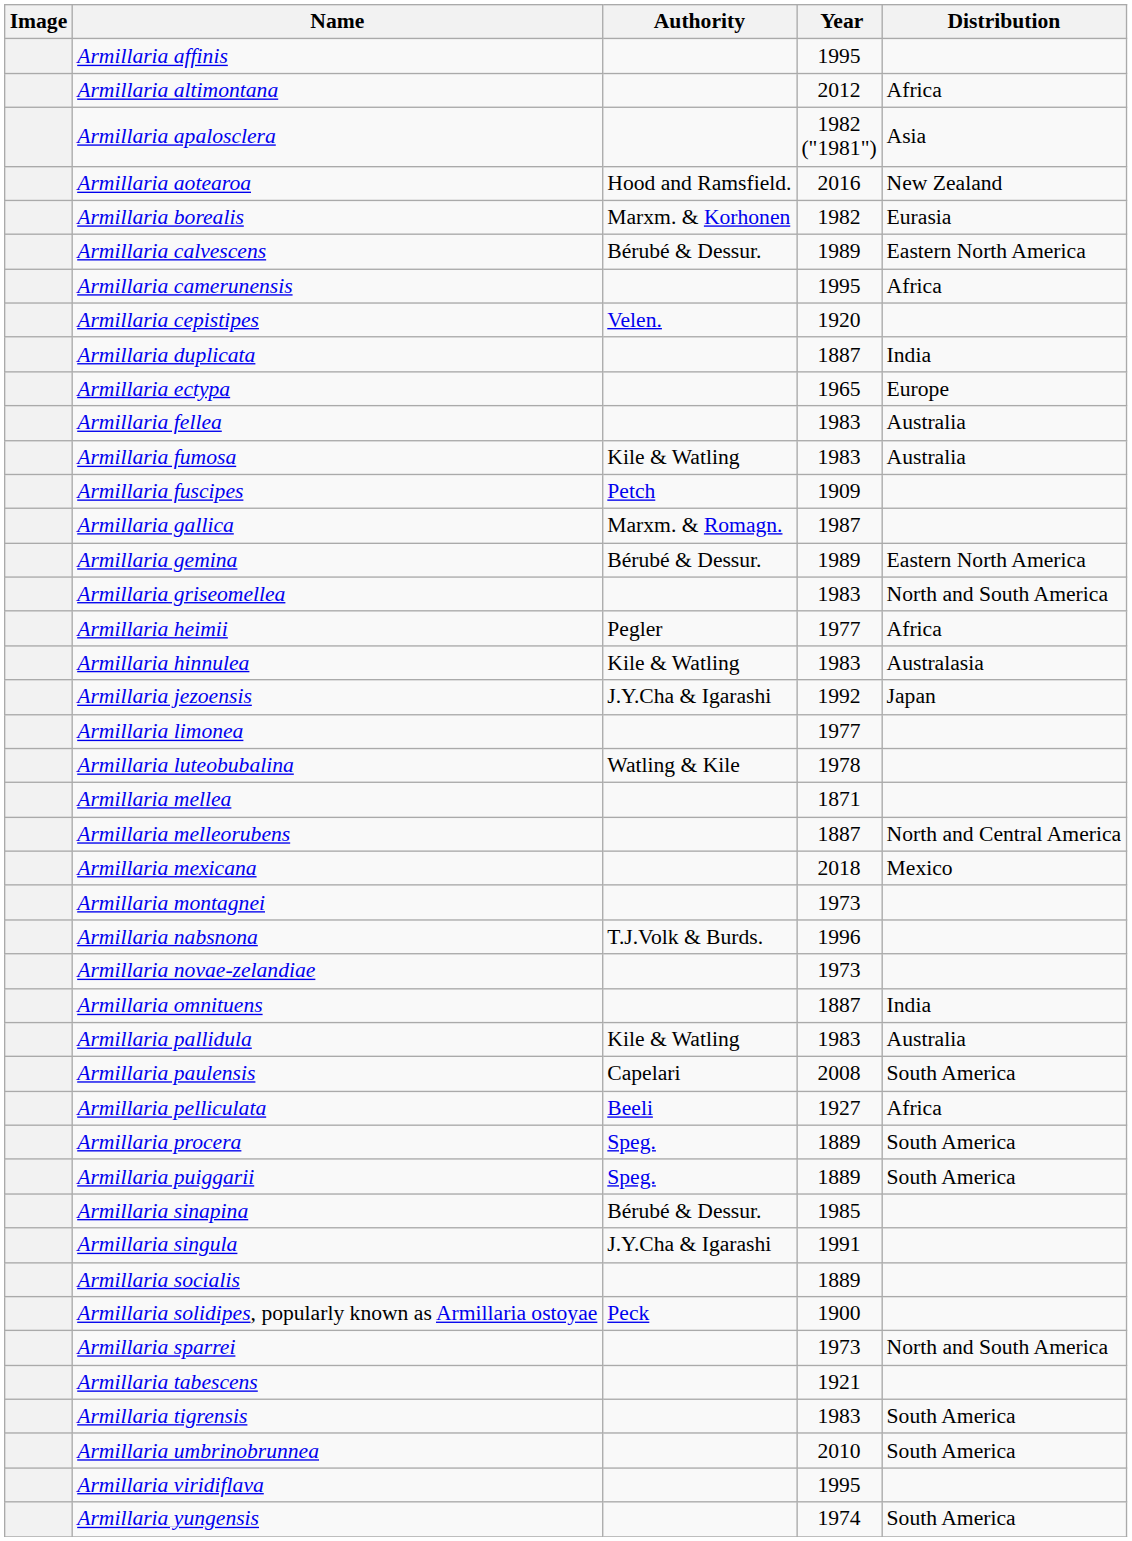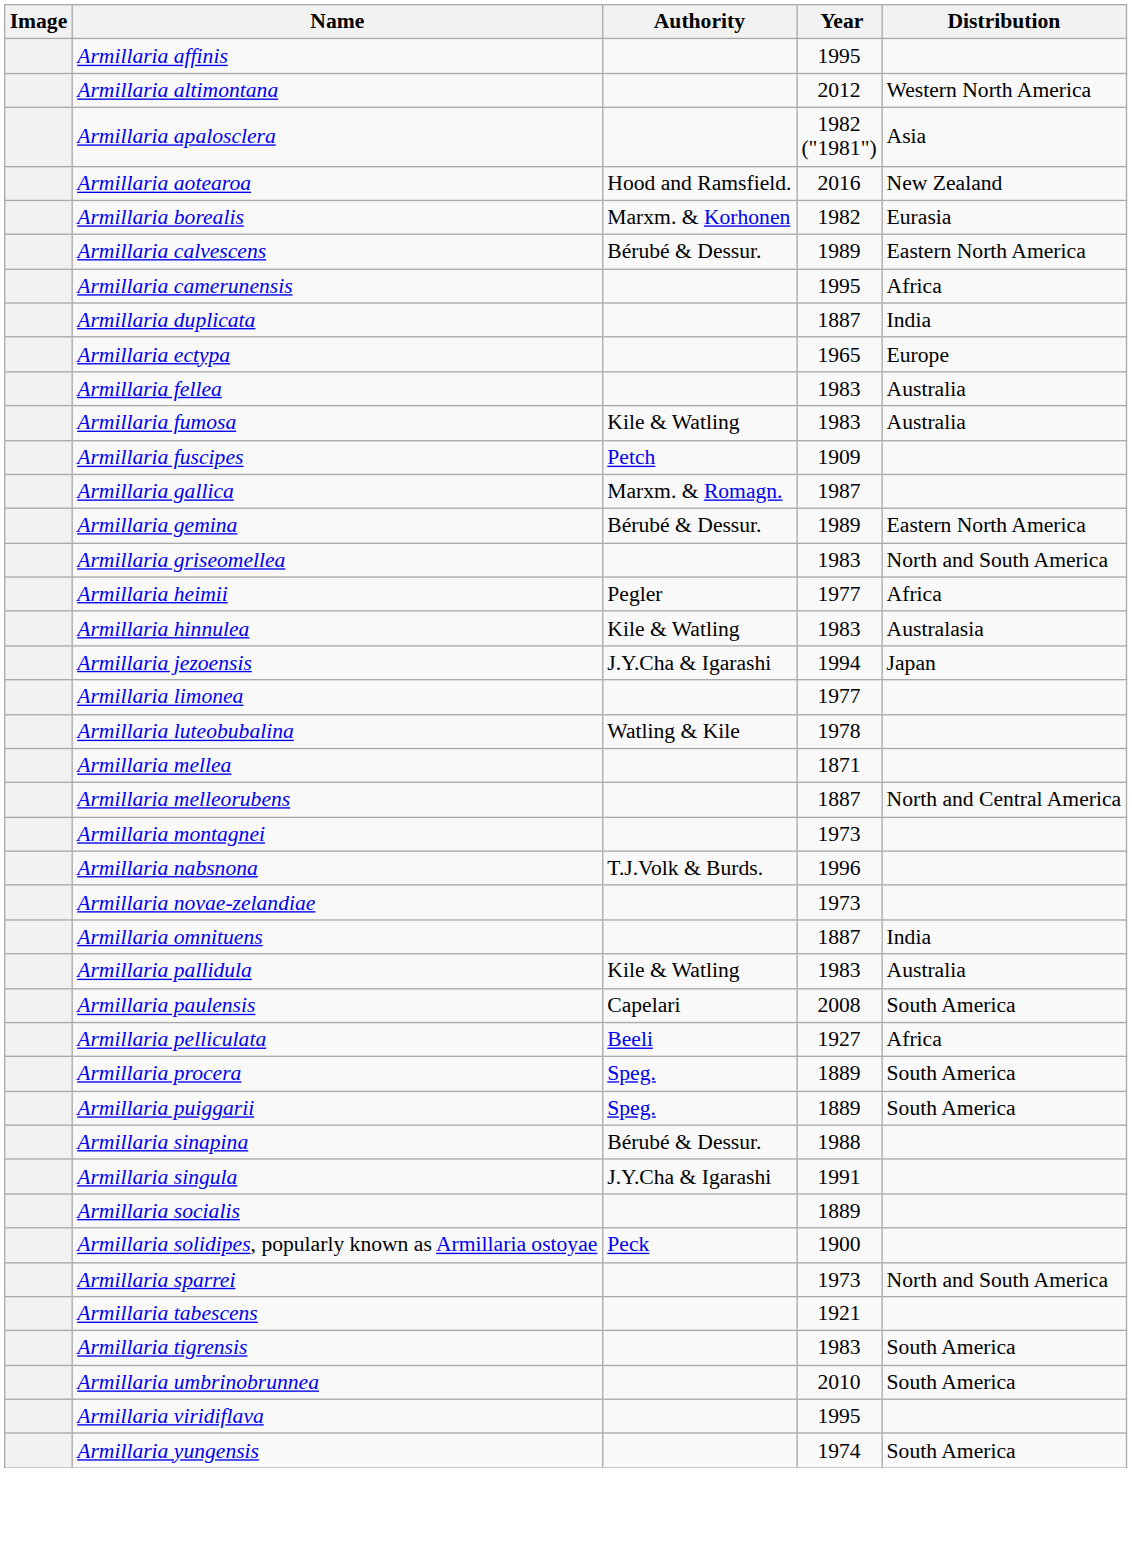(914, 90) Africa -> (989, 90) Western North America
- row: (168, 319)
(839, 696) 1992 -> (839, 662) 1994
- row: (167, 868)
(839, 1210) 1985 -> (839, 1142) 1988
